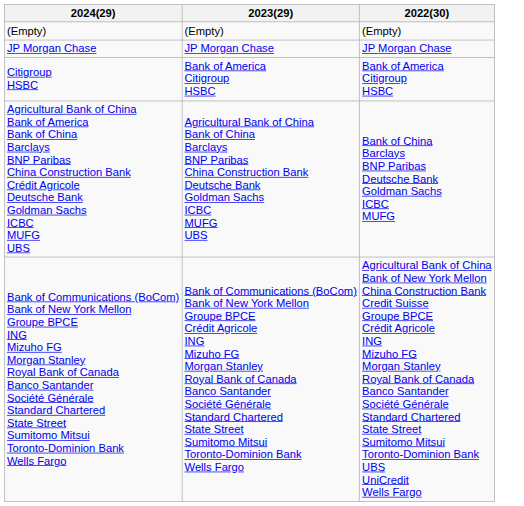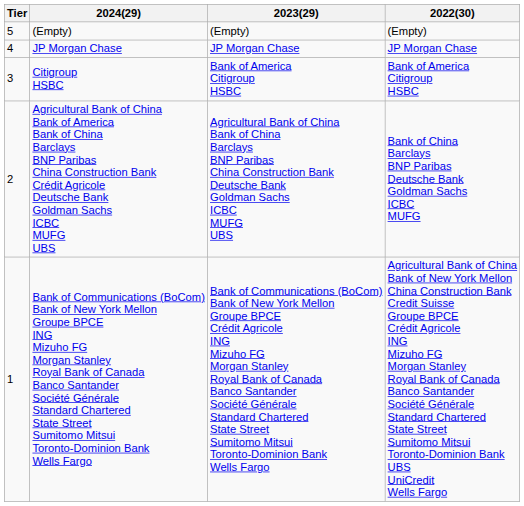+ column: (17, 13)
